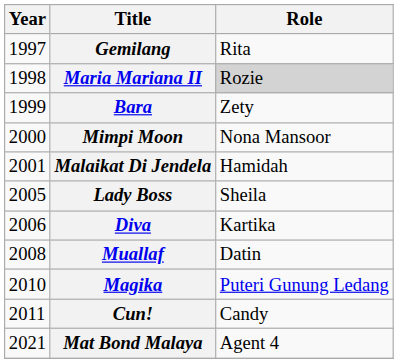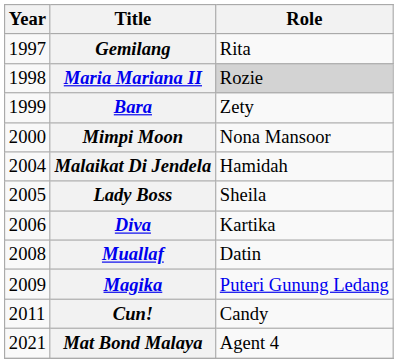(27, 166) 2001 -> (27, 166) 2004
(27, 284) 2010 -> (27, 284) 2009
